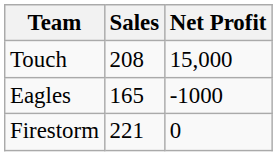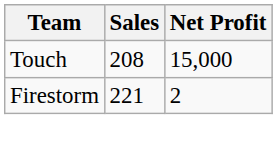- row: (40, 95)
(175, 131) 0 -> (175, 95) 2
